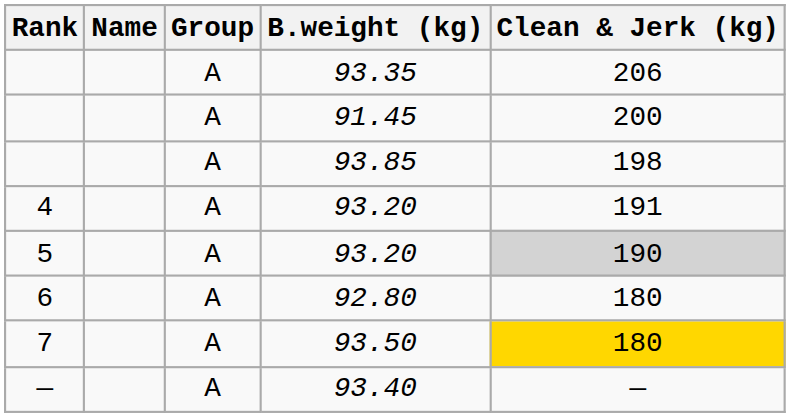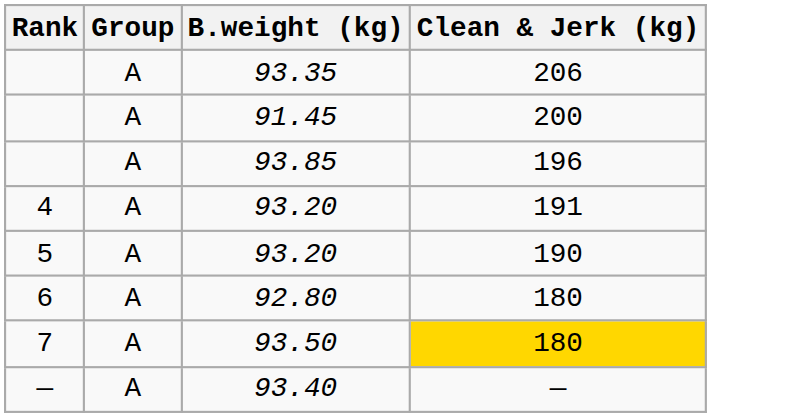- column: (125, 28)
(638, 163) 198 -> (558, 163) 196
(638, 253) lightgrey background -> (558, 253) no background
